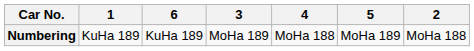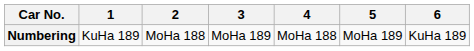columns swapped: (436, 14) <-> (174, 14)
